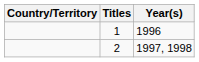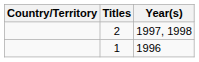rows swapped: (117, 48) <-> (117, 31)
